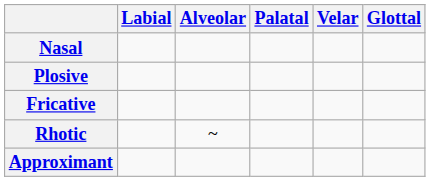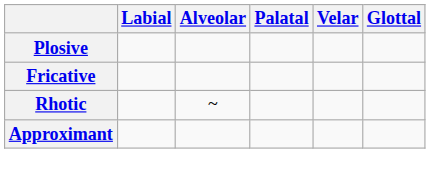- row: (61, 47)
